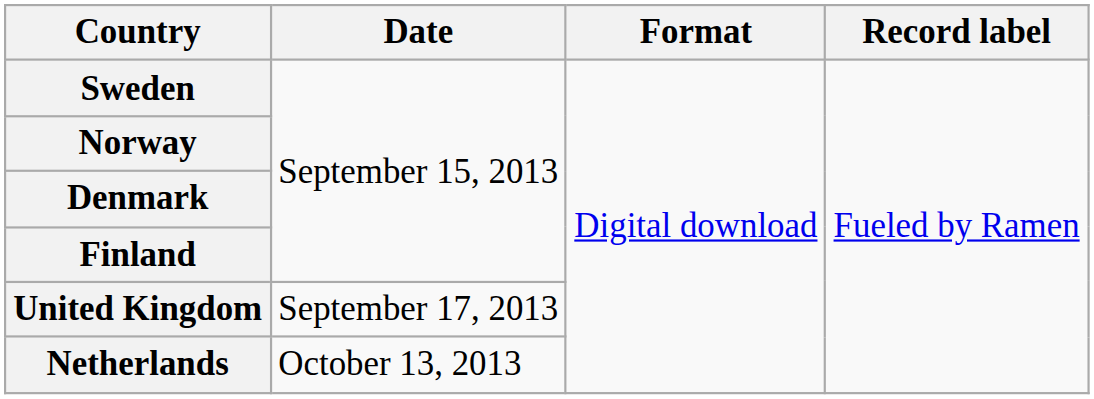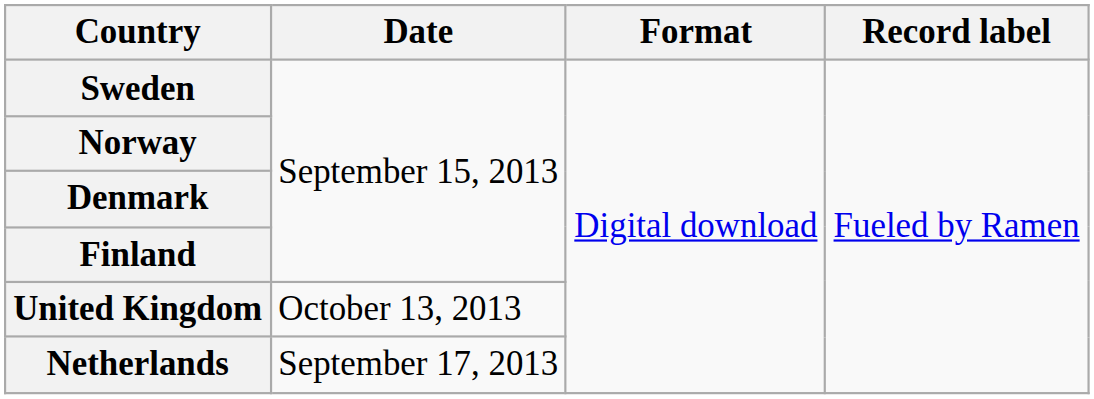(418, 308) September 17, 2013 -> (400, 308) October 13, 2013
(400, 364) October 13, 2013 -> (418, 364) September 17, 2013
